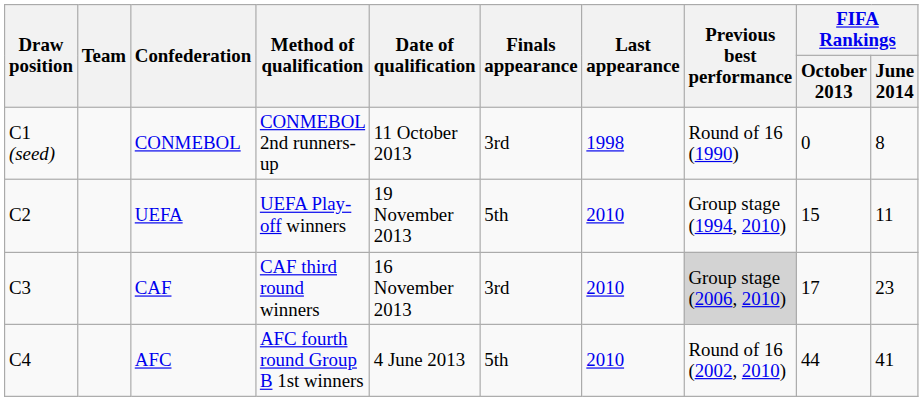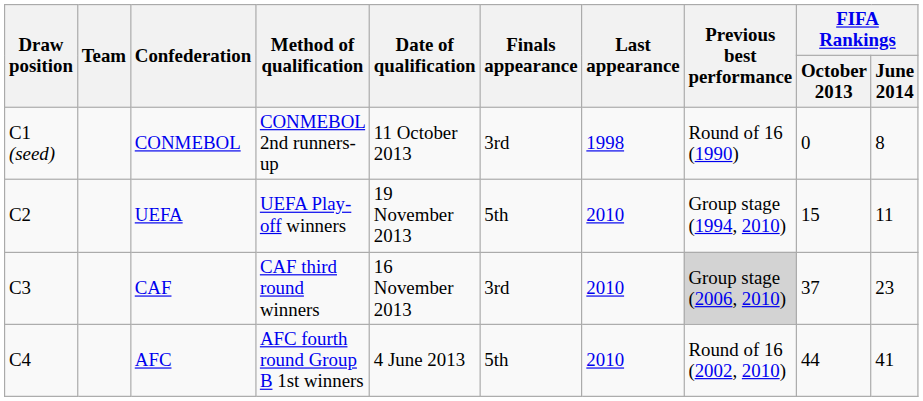(810, 287) 17 -> (810, 287) 37
